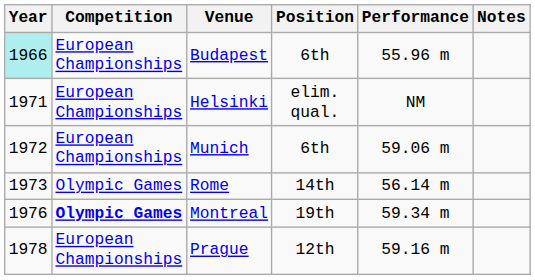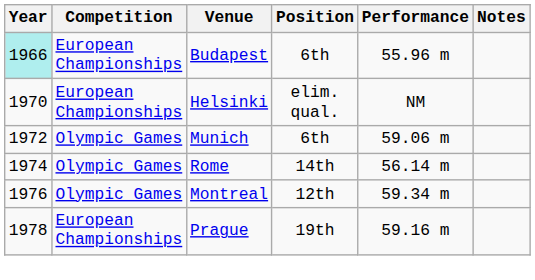(28, 102) 1971 -> (28, 102) 1970
(119, 149) European Championships -> (119, 139) Olympic Games
(28, 186) 1973 -> (28, 166) 1974
(119, 213) bold -> (119, 194) normal
(315, 213) 19th -> (315, 194) 12th
(315, 250) 12th -> (315, 231) 19th
